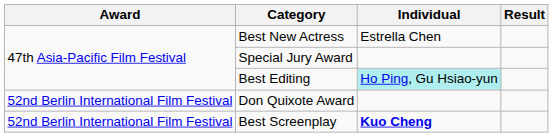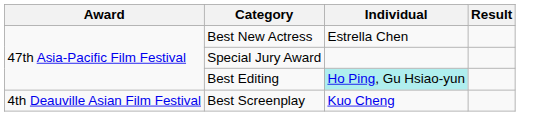- row: (296, 100)
(120, 121) 52nd Berlin International Film Festival -> (104, 100) 4th Deauville Asian Film Festival
(396, 121) bold -> (361, 100) normal
